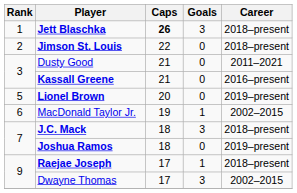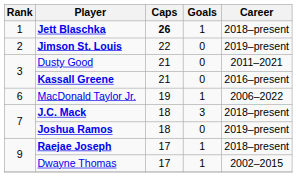(202, 29) 3 -> (202, 29) 1
(257, 46) 2018–present -> (257, 46) 2019–present
- row: (71, 96)
(257, 113) 2002–2015 -> (257, 96) 2006–2022
(202, 180) 3 -> (202, 163) 1
